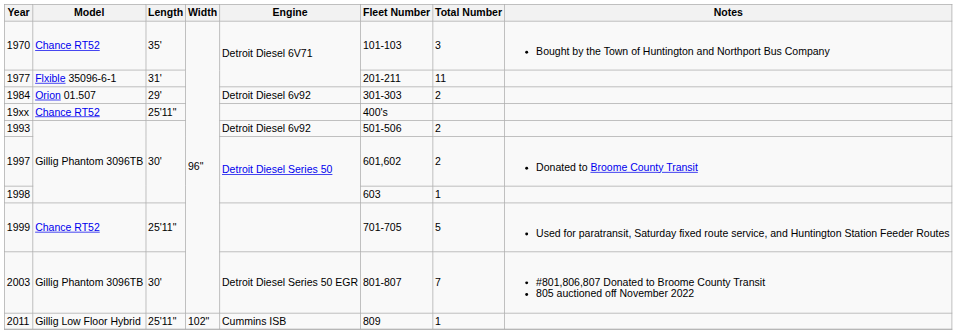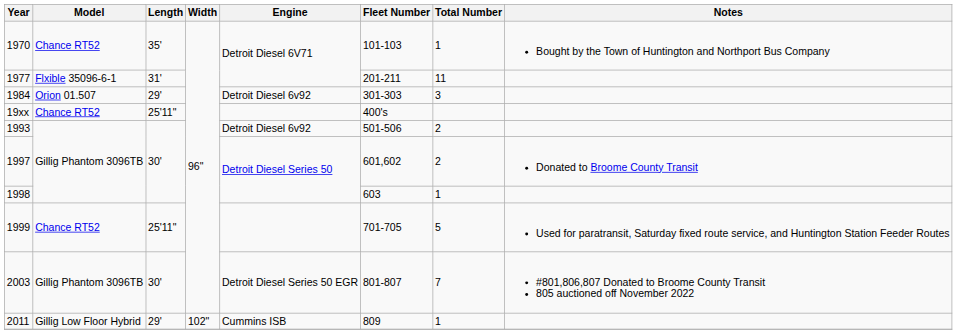(438, 46) 3 -> (438, 46) 1
(438, 96) 2 -> (438, 96) 3
(162, 322) 25'11" -> (155, 322) 29'
